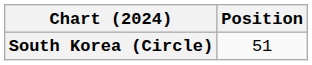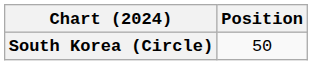(262, 46) 51 -> (262, 46) 50
